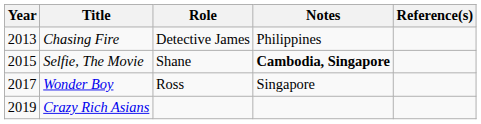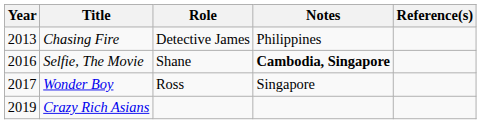(22, 61) 2015 -> (22, 61) 2016
